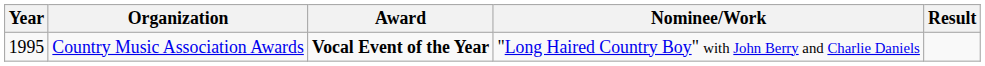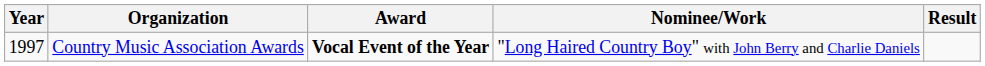(26, 46) 1995 -> (26, 46) 1997
